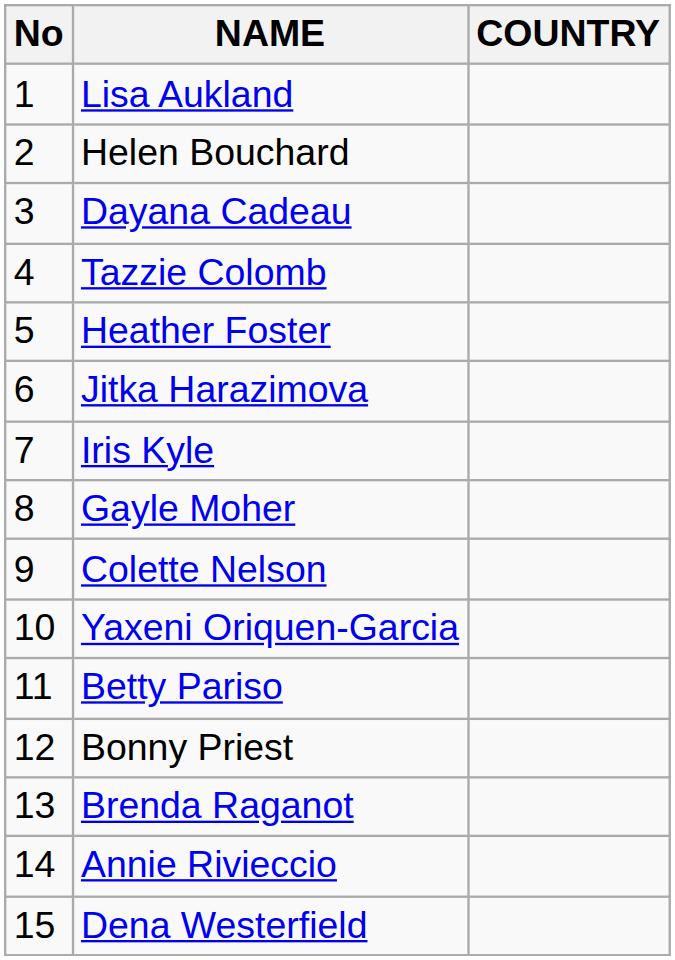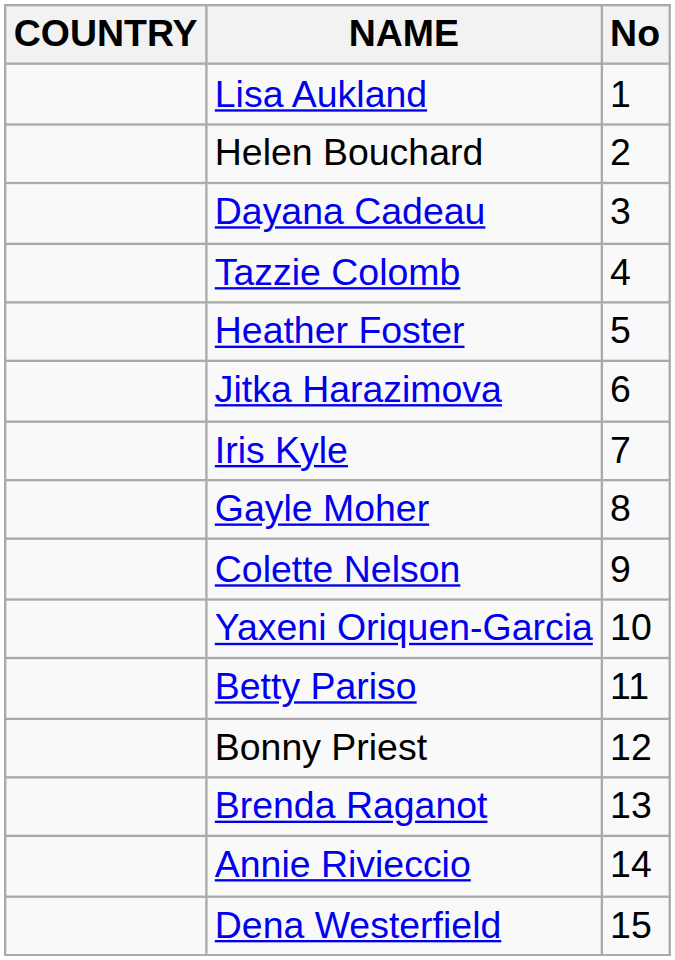columns swapped: (39, 34) <-> (568, 34)
